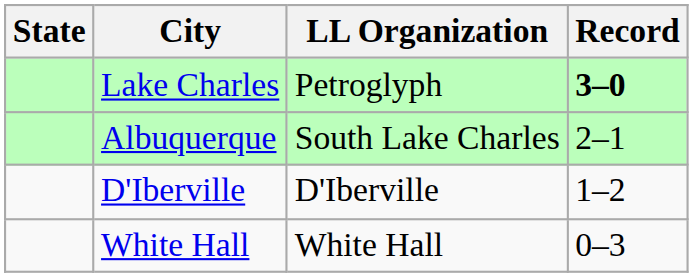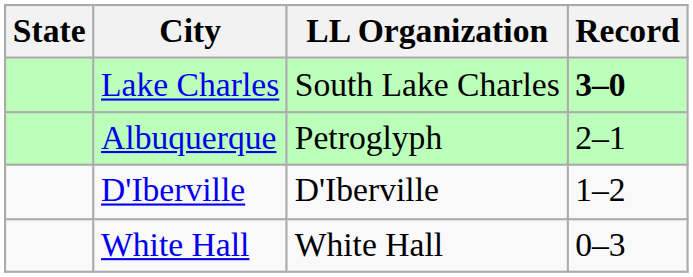(368, 84) Petroglyph -> (427, 84) South Lake Charles
(427, 137) South Lake Charles -> (368, 137) Petroglyph
